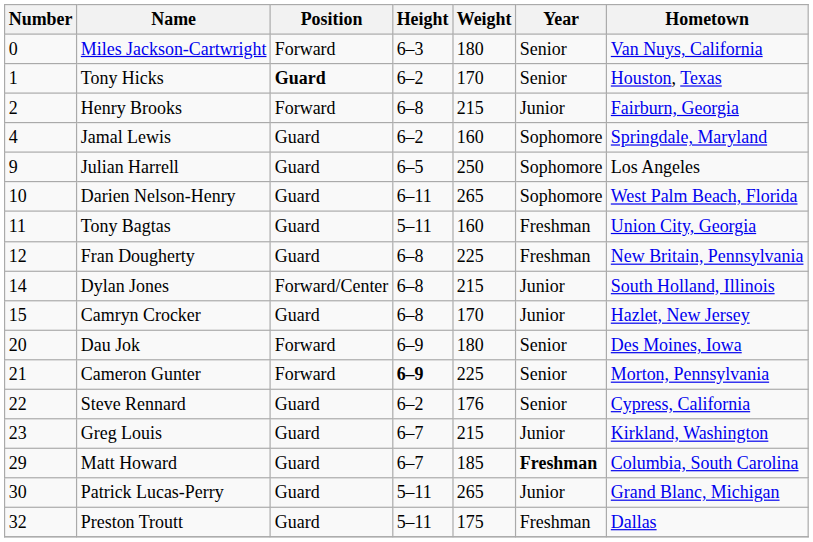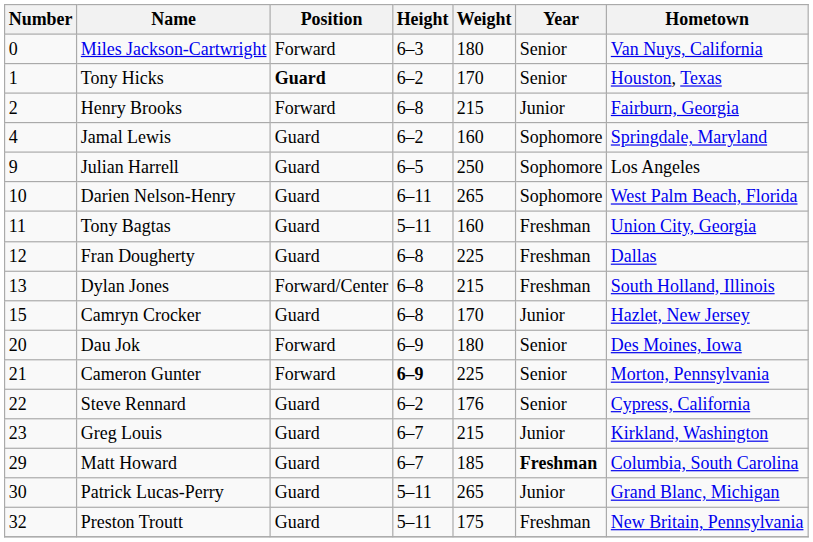(707, 256) New Britain, Pennsylvania -> (634, 256) Dallas
(18, 285) 14 -> (18, 285) 13
(542, 285) Junior -> (555, 285) Freshman
(634, 522) Dallas -> (707, 522) New Britain, Pennsylvania
